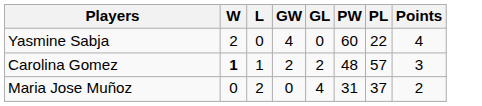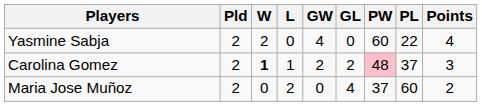+ column: (236, 16)
(350, 64) no background -> (380, 64) pink background
(379, 64) 57 -> (409, 64) 37
(350, 88) 31 -> (380, 88) 37
(379, 88) 37 -> (409, 88) 60
